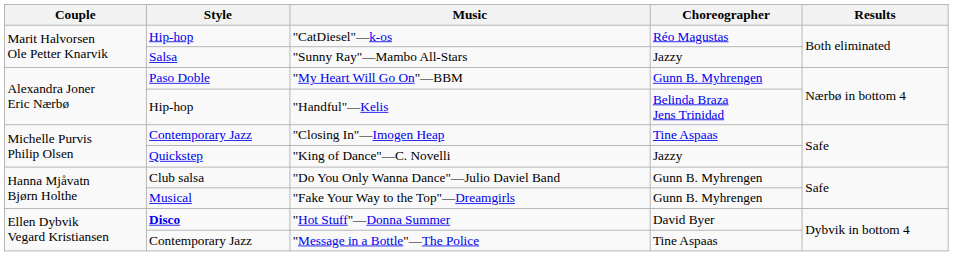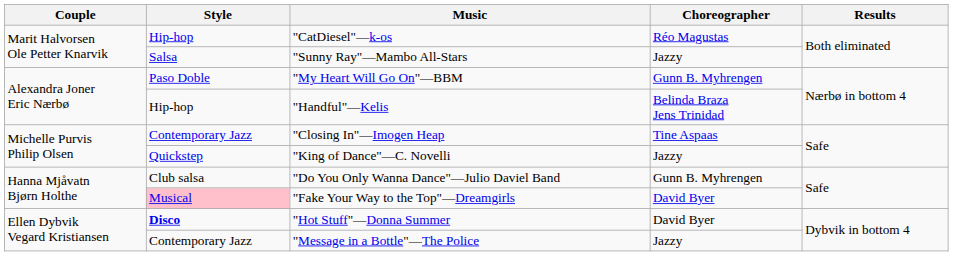(171, 198) no background -> (171, 198) pink background
(708, 198) Gunn B. Myhrengen -> (684, 198) David Byer
(685, 240) Tine Aspaas -> (668, 240) Jazzy
